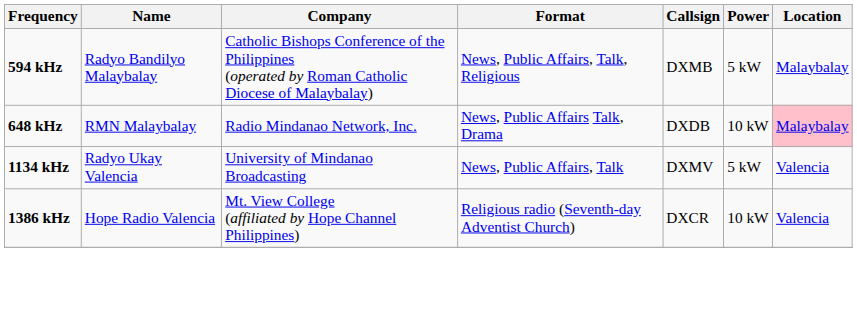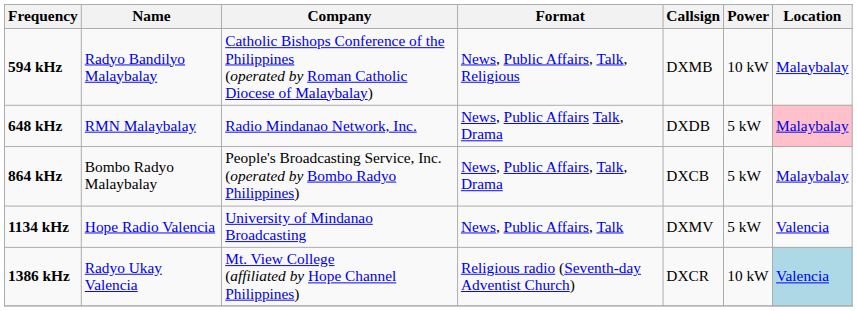(744, 66) 5 kW -> (748, 66) 10 kW
(748, 125) 10 kW -> (744, 125) 5 kW
+ row: (35, 176)
(123, 167) Radyo Ukay Valencia -> (150, 226) Hope Radio Valencia
(150, 217) Hope Radio Valencia -> (123, 276) Radyo Ukay Valencia
(803, 217) no background -> (803, 276) lightblue background
